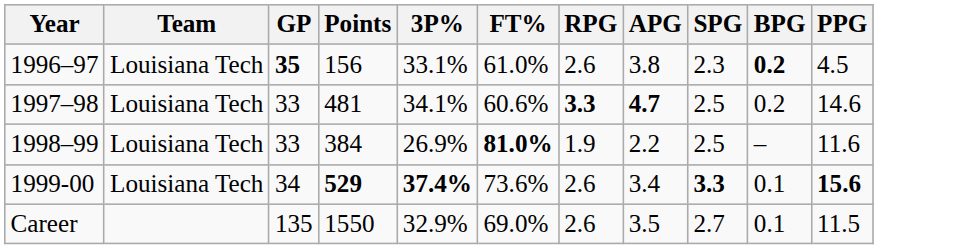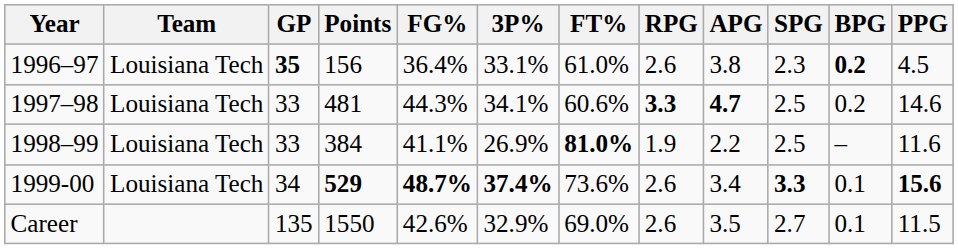+ column: (437, 24)
